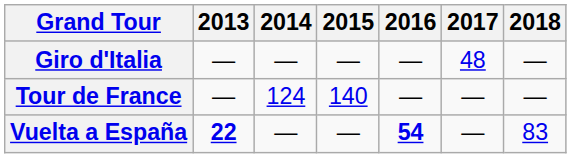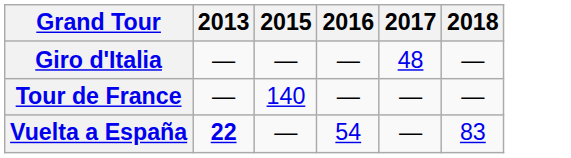- column: (286, 22)
(411, 133) bold -> (348, 133) normal
